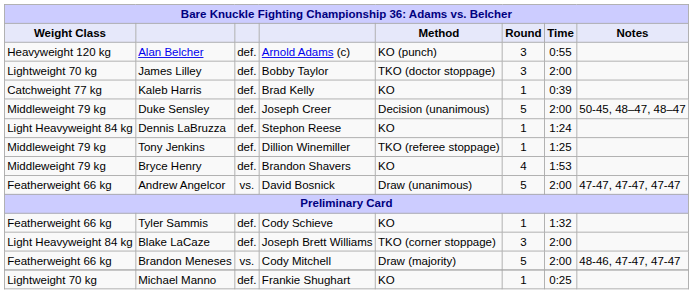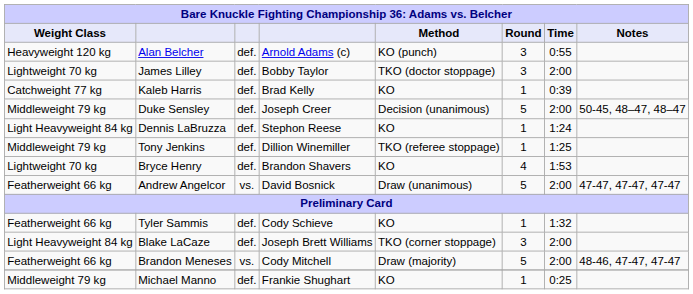(56, 166) Middleweight 79 kg -> (52, 166) Lightweight 70 kg
(52, 280) Lightweight 70 kg -> (56, 280) Middleweight 79 kg
